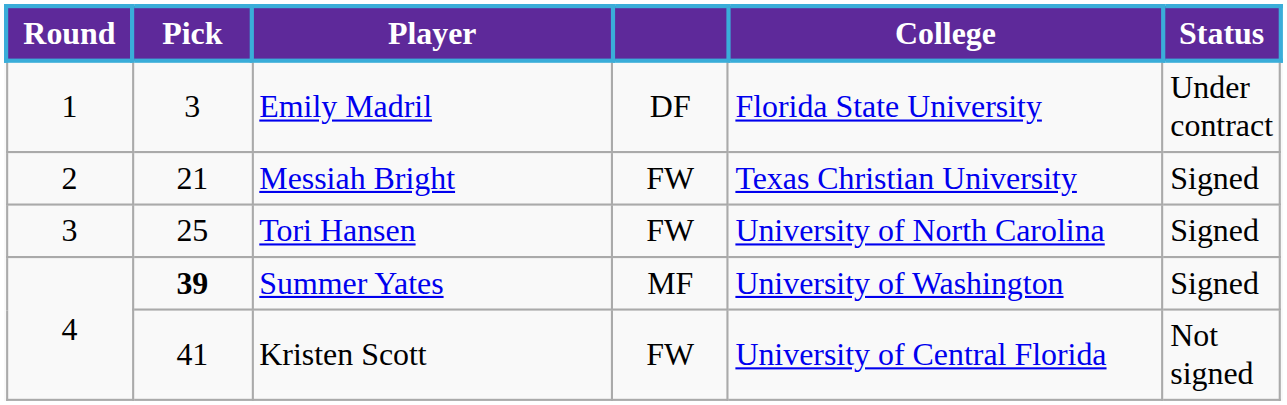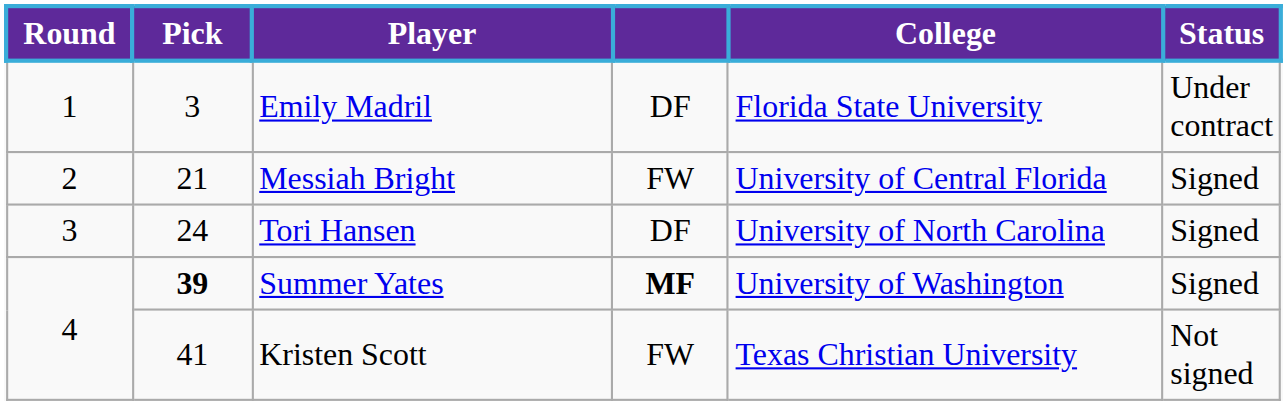(906, 178) Texas Christian University -> (921, 178) University of Central Florida
(192, 230) 25 -> (192, 230) 24
(670, 230) FW -> (670, 230) DF
(670, 283) normal -> (670, 283) bold
(921, 355) University of Central Florida -> (906, 355) Texas Christian University
